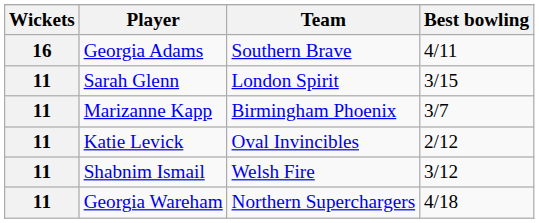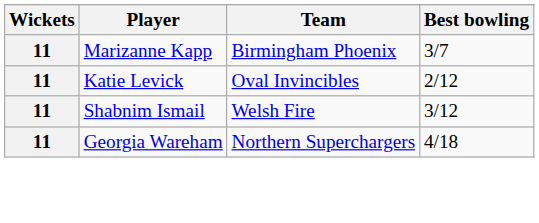- row: (143, 50)
- row: (131, 80)
